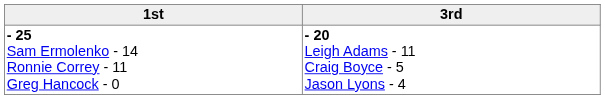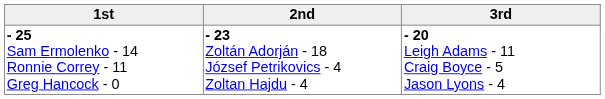+ column: (302, 14)
